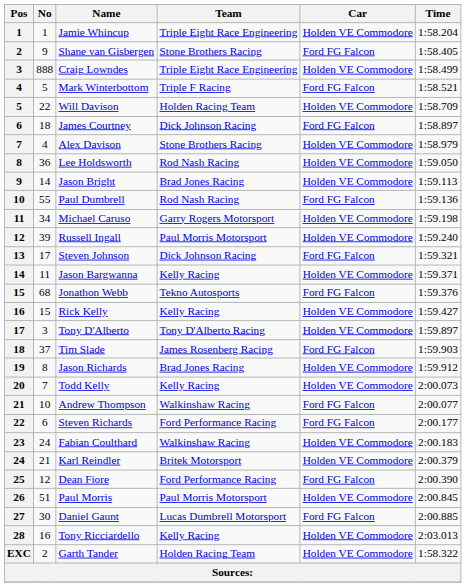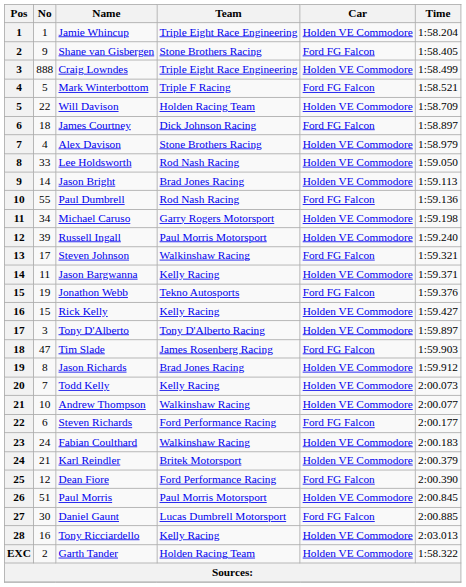(45, 162) 36 -> (45, 162) 33
(208, 255) Dick Johnson Racing -> (205, 255) Walkinshaw Racing
(45, 292) 68 -> (45, 292) 19
(45, 348) 37 -> (45, 348) 47
(339, 404) Ford FG Falcon -> (358, 404) Holden VE Commodore
